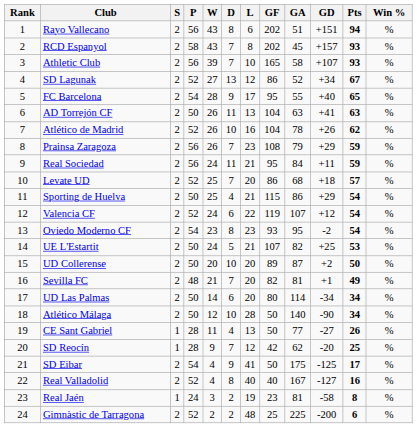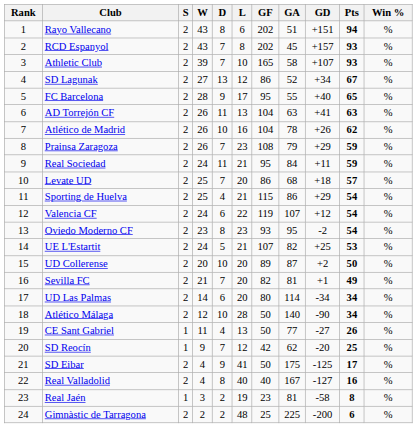- column: (193, 12)
